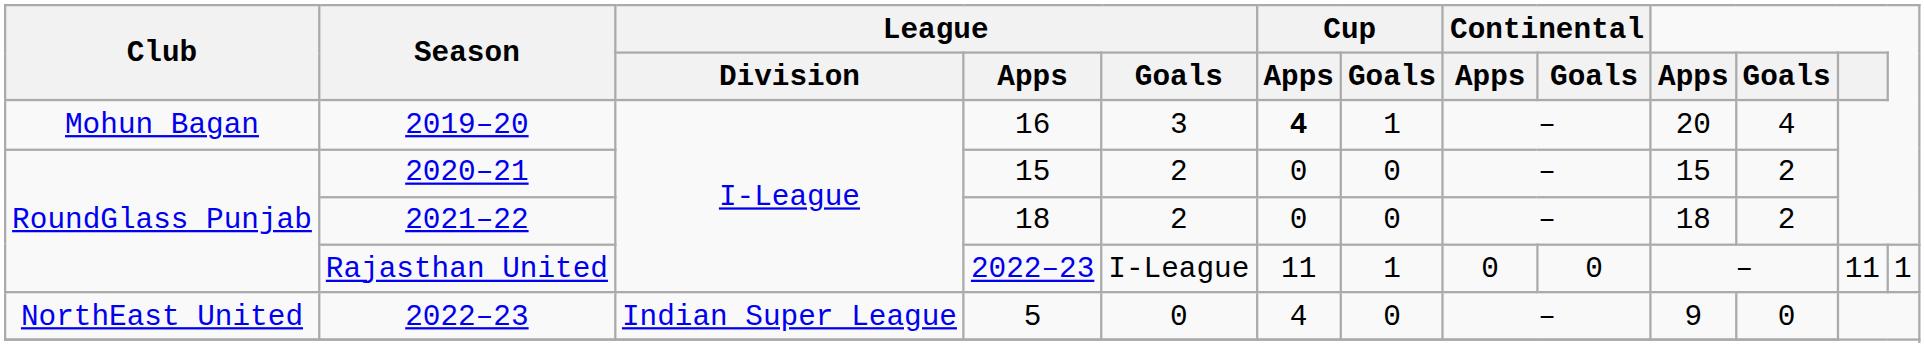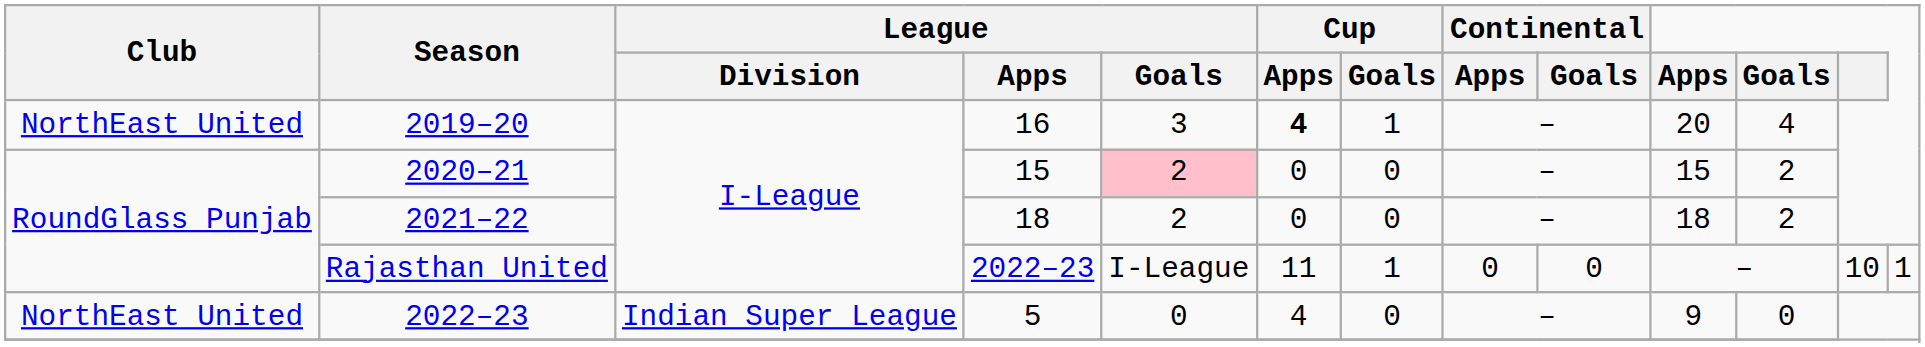(162, 125) Mohun Bagan -> (162, 125) NorthEast United
(1179, 173) no background -> (1179, 173) pink background
(1862, 268) 11 -> (1862, 268) 10
